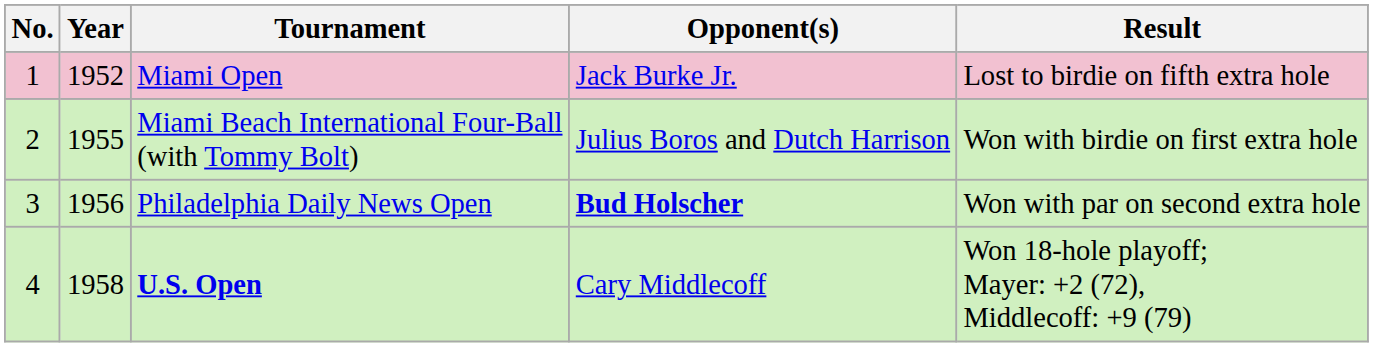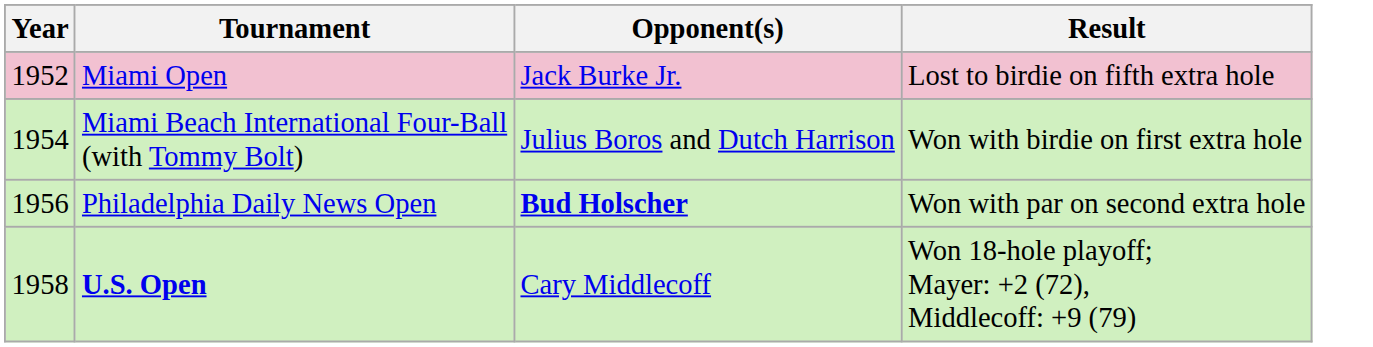- column: (33, 28)
(95, 139) 1955 -> (40, 139) 1954
